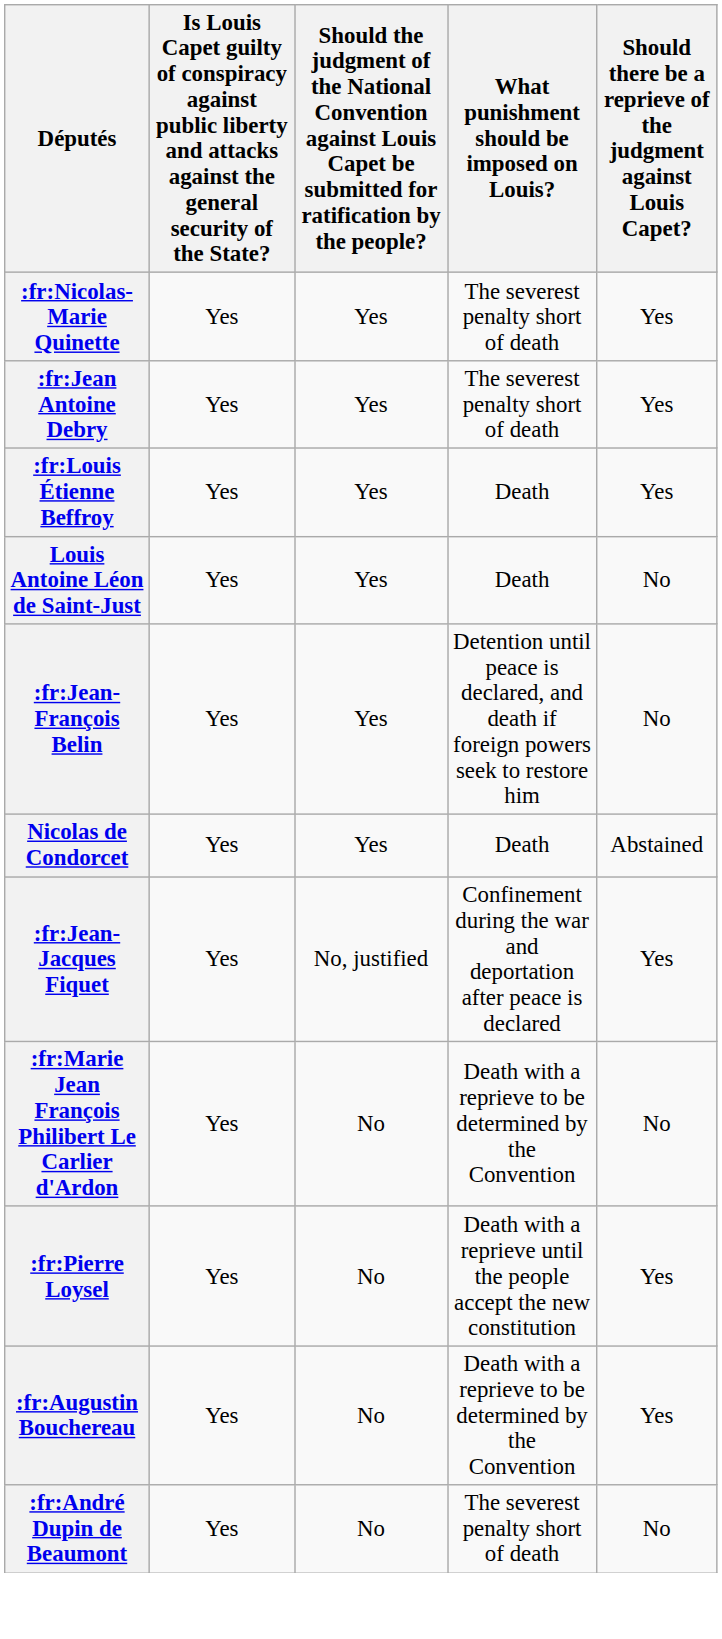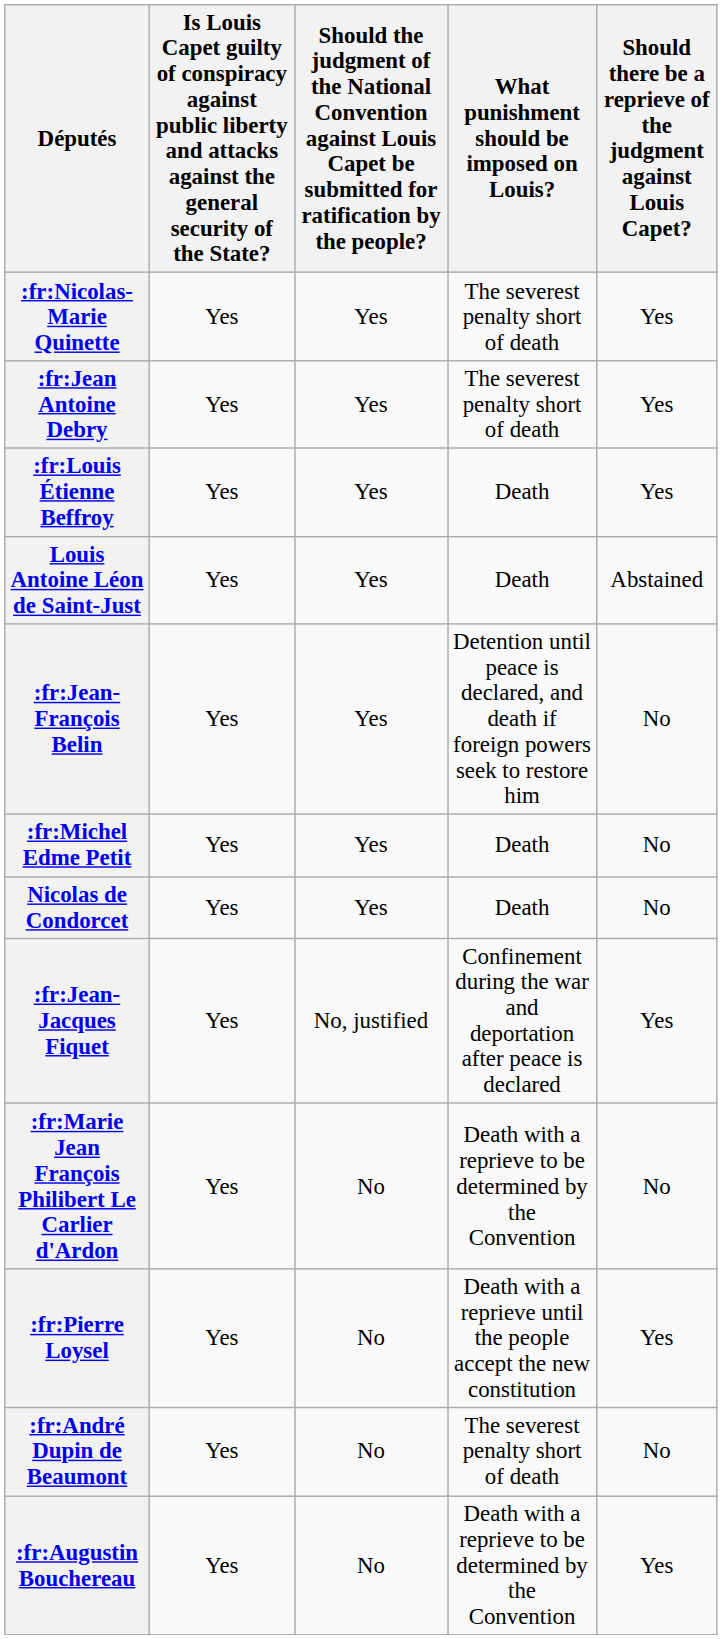(657, 579) No -> (657, 579) Abstained
+ row: (77, 845)
(657, 845) Abstained -> (657, 907) No
rows swapped: (77, 1528) <-> (77, 1415)
